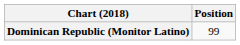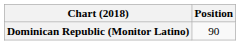(214, 31) 99 -> (214, 31) 90
